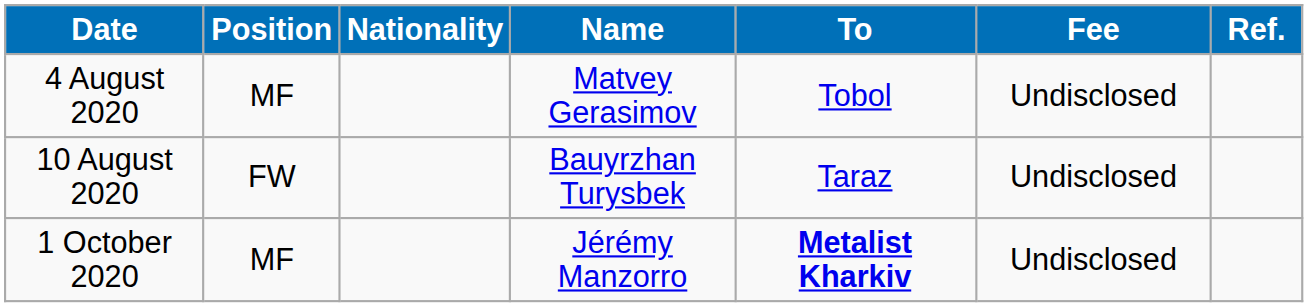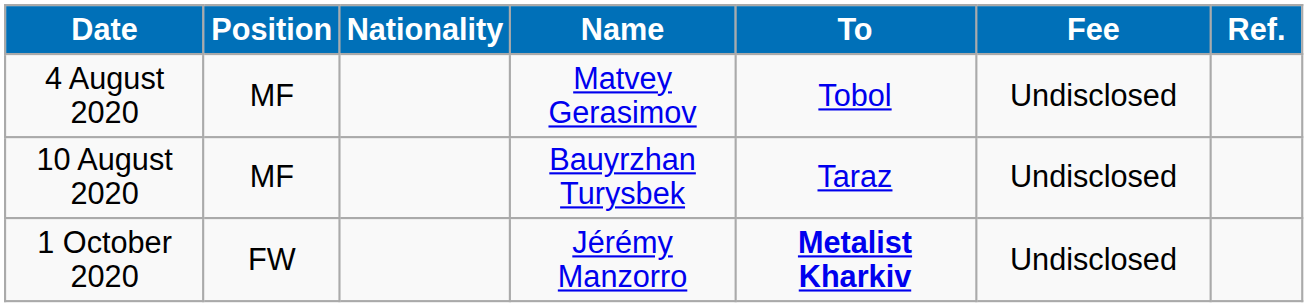(272, 178) FW -> (272, 178) MF
(272, 260) MF -> (272, 260) FW
